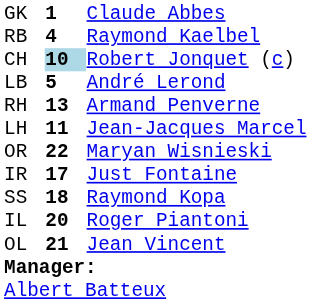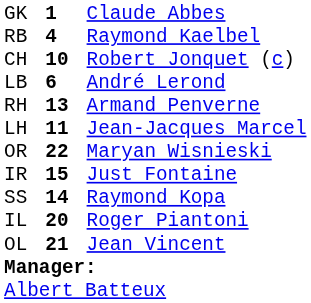(57, 60) lightblue background -> (57, 60) no background
(51, 83) 5 -> (51, 83) 6
(57, 175) 17 -> (57, 175) 15
(57, 198) 18 -> (57, 198) 14
